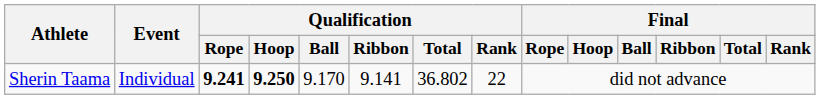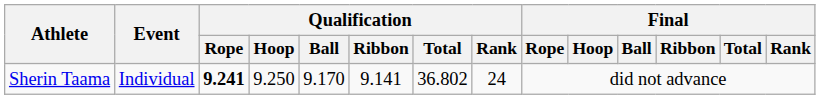(274, 79) bold -> (274, 79) normal
(497, 79) 22 -> (497, 79) 24
